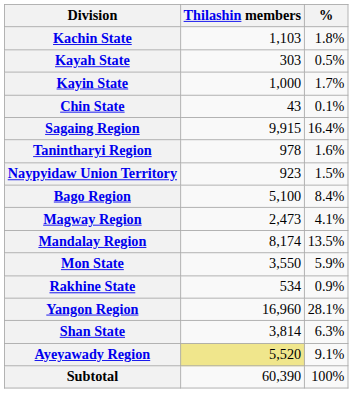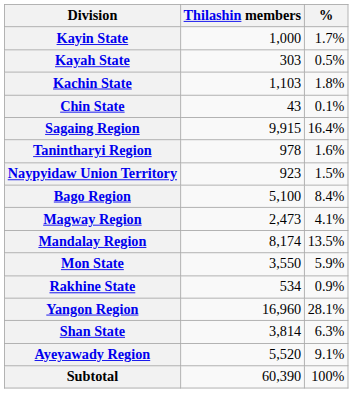rows swapped: (92, 38) <-> (92, 83)
(285, 354) khaki background -> (285, 354) no background
